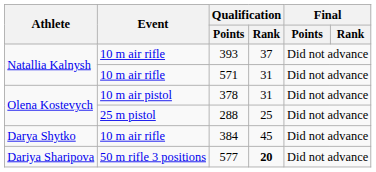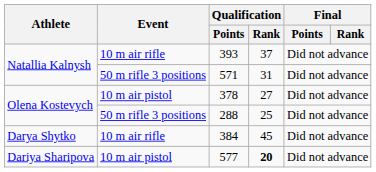(133, 75) 10 m air rifle -> (153, 75) 50 m rifle 3 positions
(266, 95) 31 -> (266, 95) 27
(128, 116) 25 m pistol -> (153, 116) 50 m rifle 3 positions
(153, 156) 50 m rifle 3 positions -> (136, 156) 10 m air pistol
